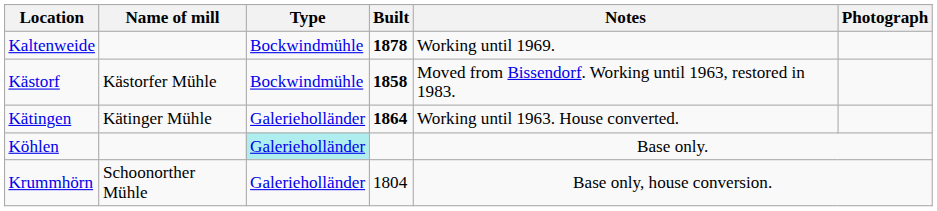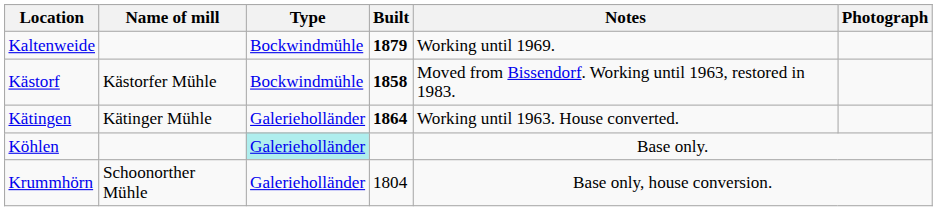(390, 45) 1878 -> (390, 45) 1879
